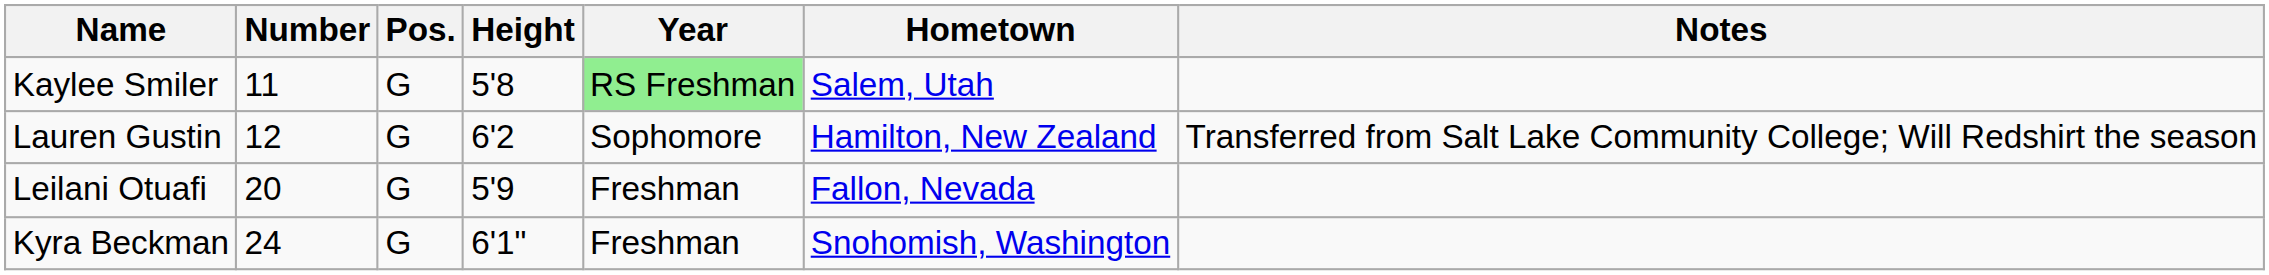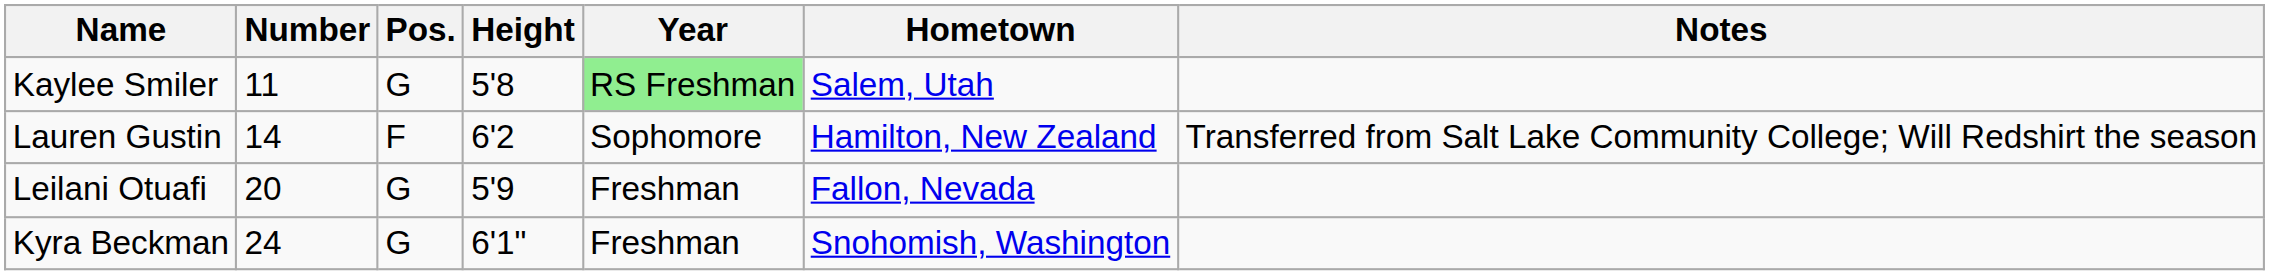(263, 136) 12 -> (263, 136) 14
(399, 136) G -> (396, 136) F
